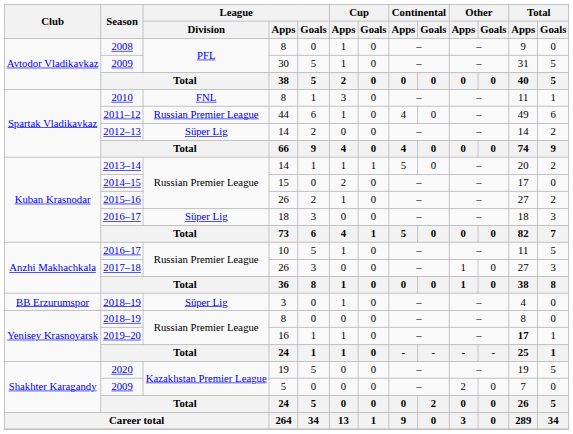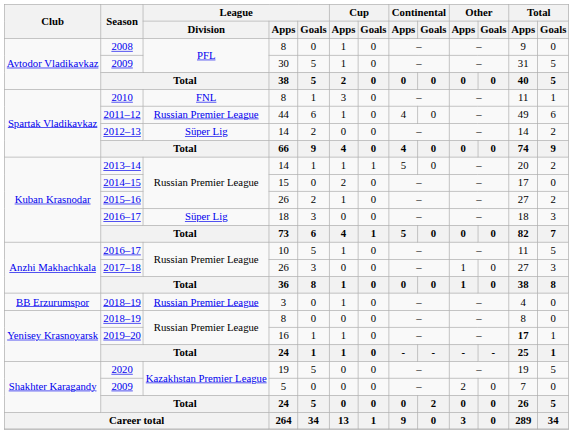(206, 302) Süper Lig -> (206, 302) Russian Premier League
